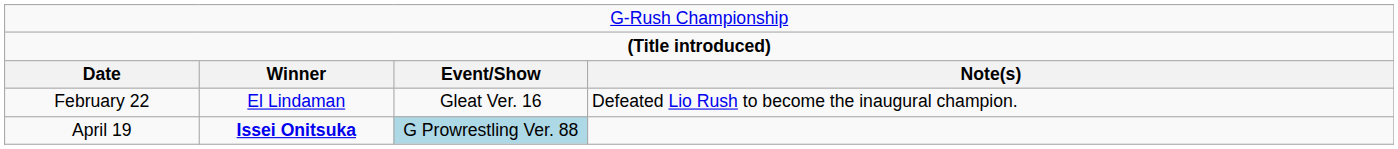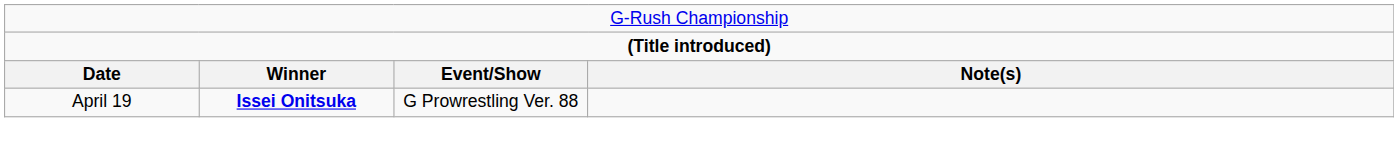- row: (102, 102)
(491, 130) lightblue background -> (491, 102) no background
